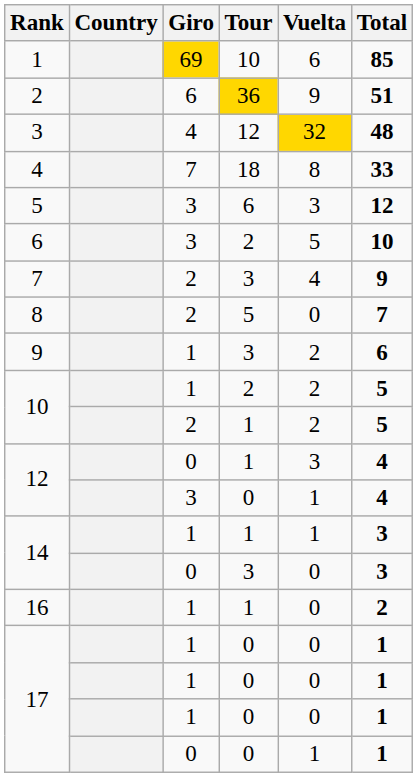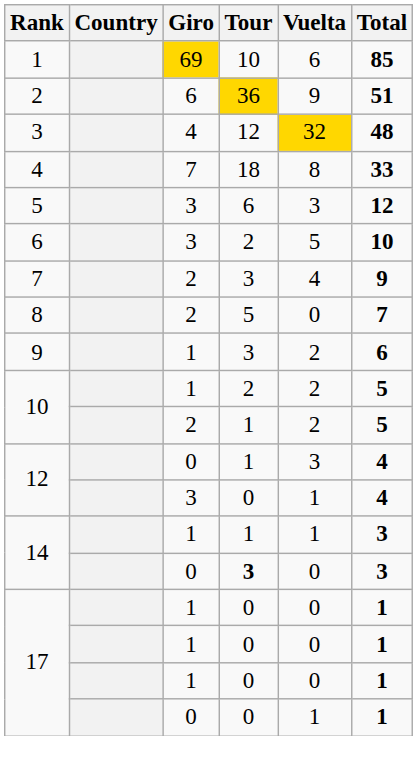(248, 570) normal -> (248, 570) bold
- row: (37, 607)
